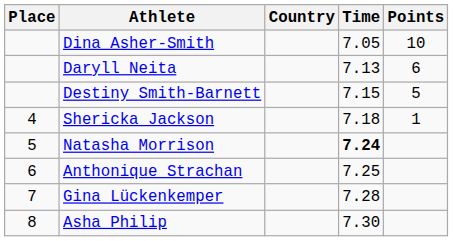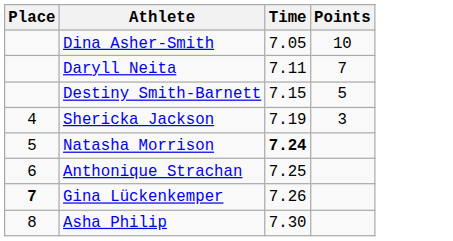- column: (302, 17)
(361, 69) 7.13 -> (288, 69) 7.11
(416, 69) 6 -> (342, 69) 7
(361, 120) 7.18 -> (288, 120) 7.19
(416, 120) 1 -> (342, 120) 3
(32, 197) normal -> (32, 197) bold
(361, 197) 7.28 -> (288, 197) 7.26
